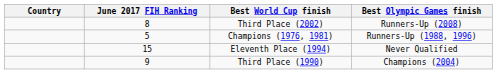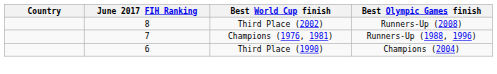(147, 37) 5 -> (147, 37) 7
- row: (281, 50)
(147, 62) 9 -> (147, 50) 6
